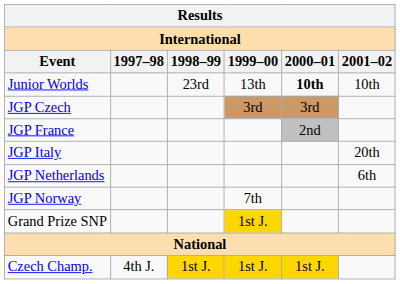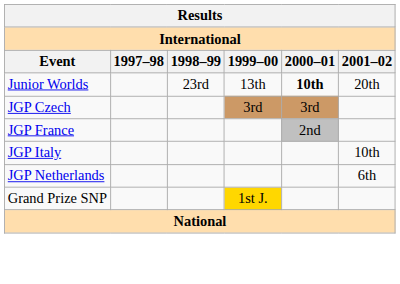(367, 84) 10th -> (367, 84) 20th
(367, 152) 20th -> (367, 152) 10th
- row: (44, 198)
- row: (50, 267)
